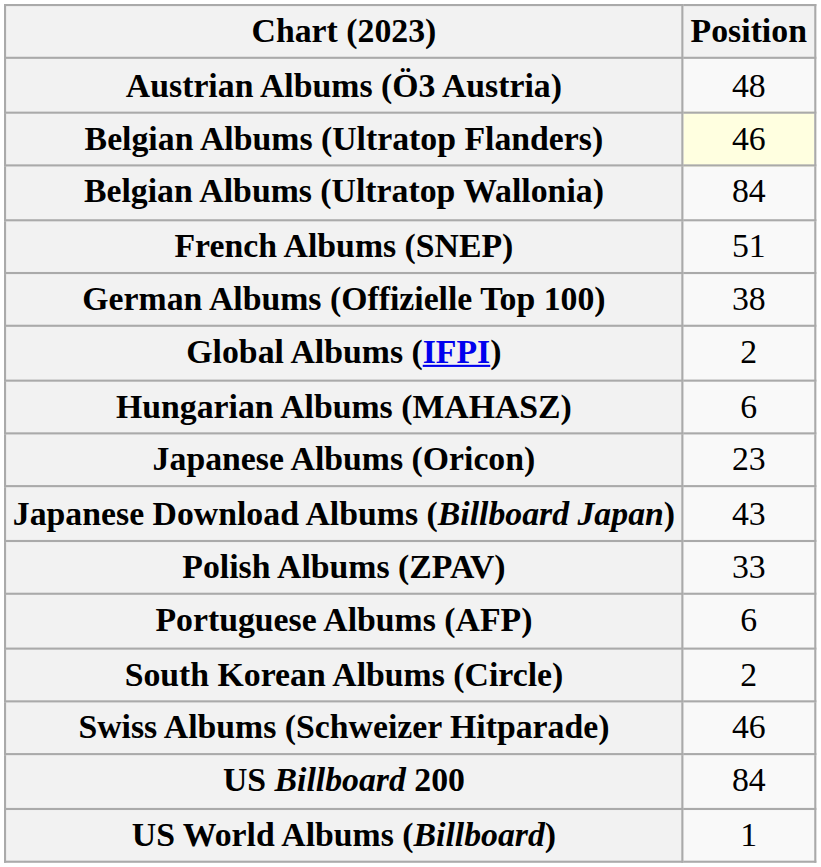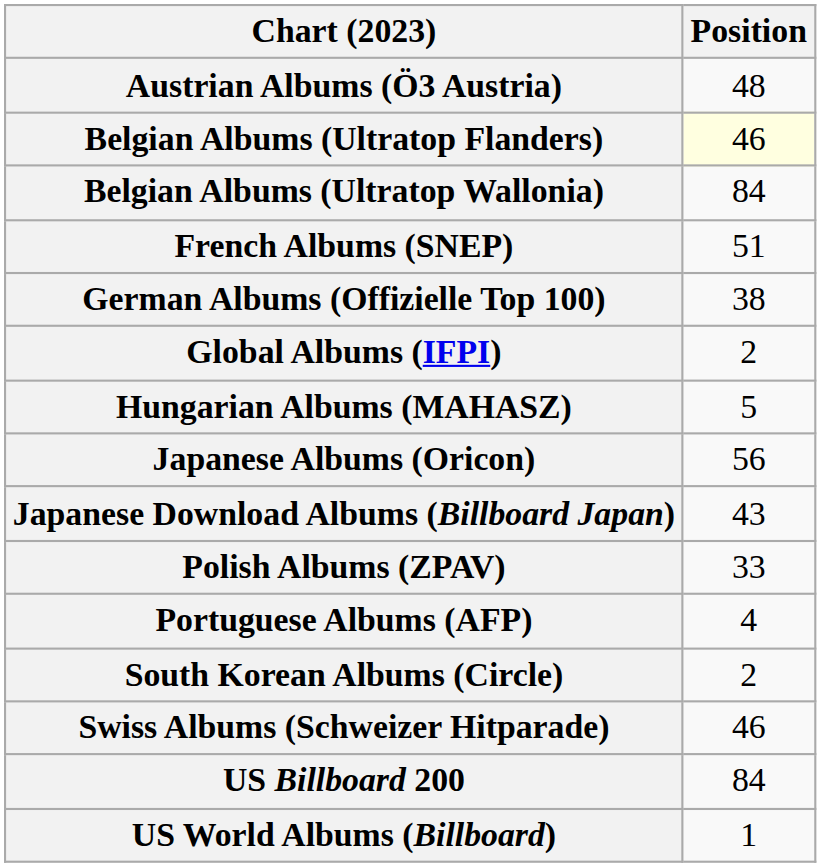(749, 406) 6 -> (749, 406) 5
(749, 459) 23 -> (749, 459) 56
(749, 620) 6 -> (749, 620) 4
